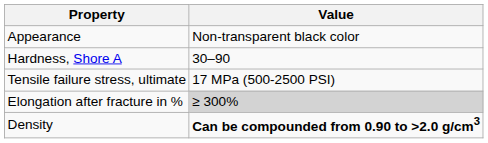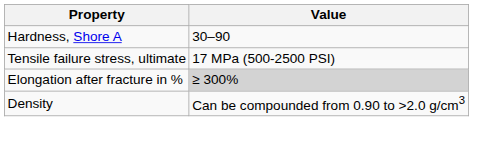- row: (44, 36)
(336, 124) bold -> (329, 103) normal
